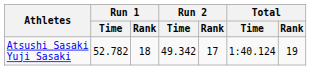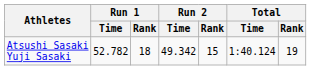(212, 51) 17 -> (212, 51) 15
